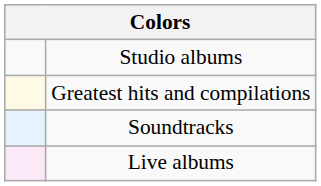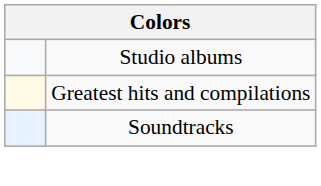- row: (181, 162)
